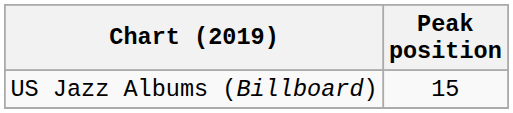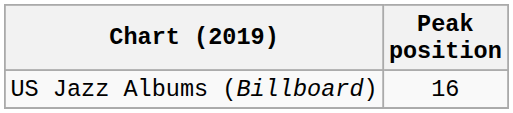(445, 90) 15 -> (445, 90) 16
